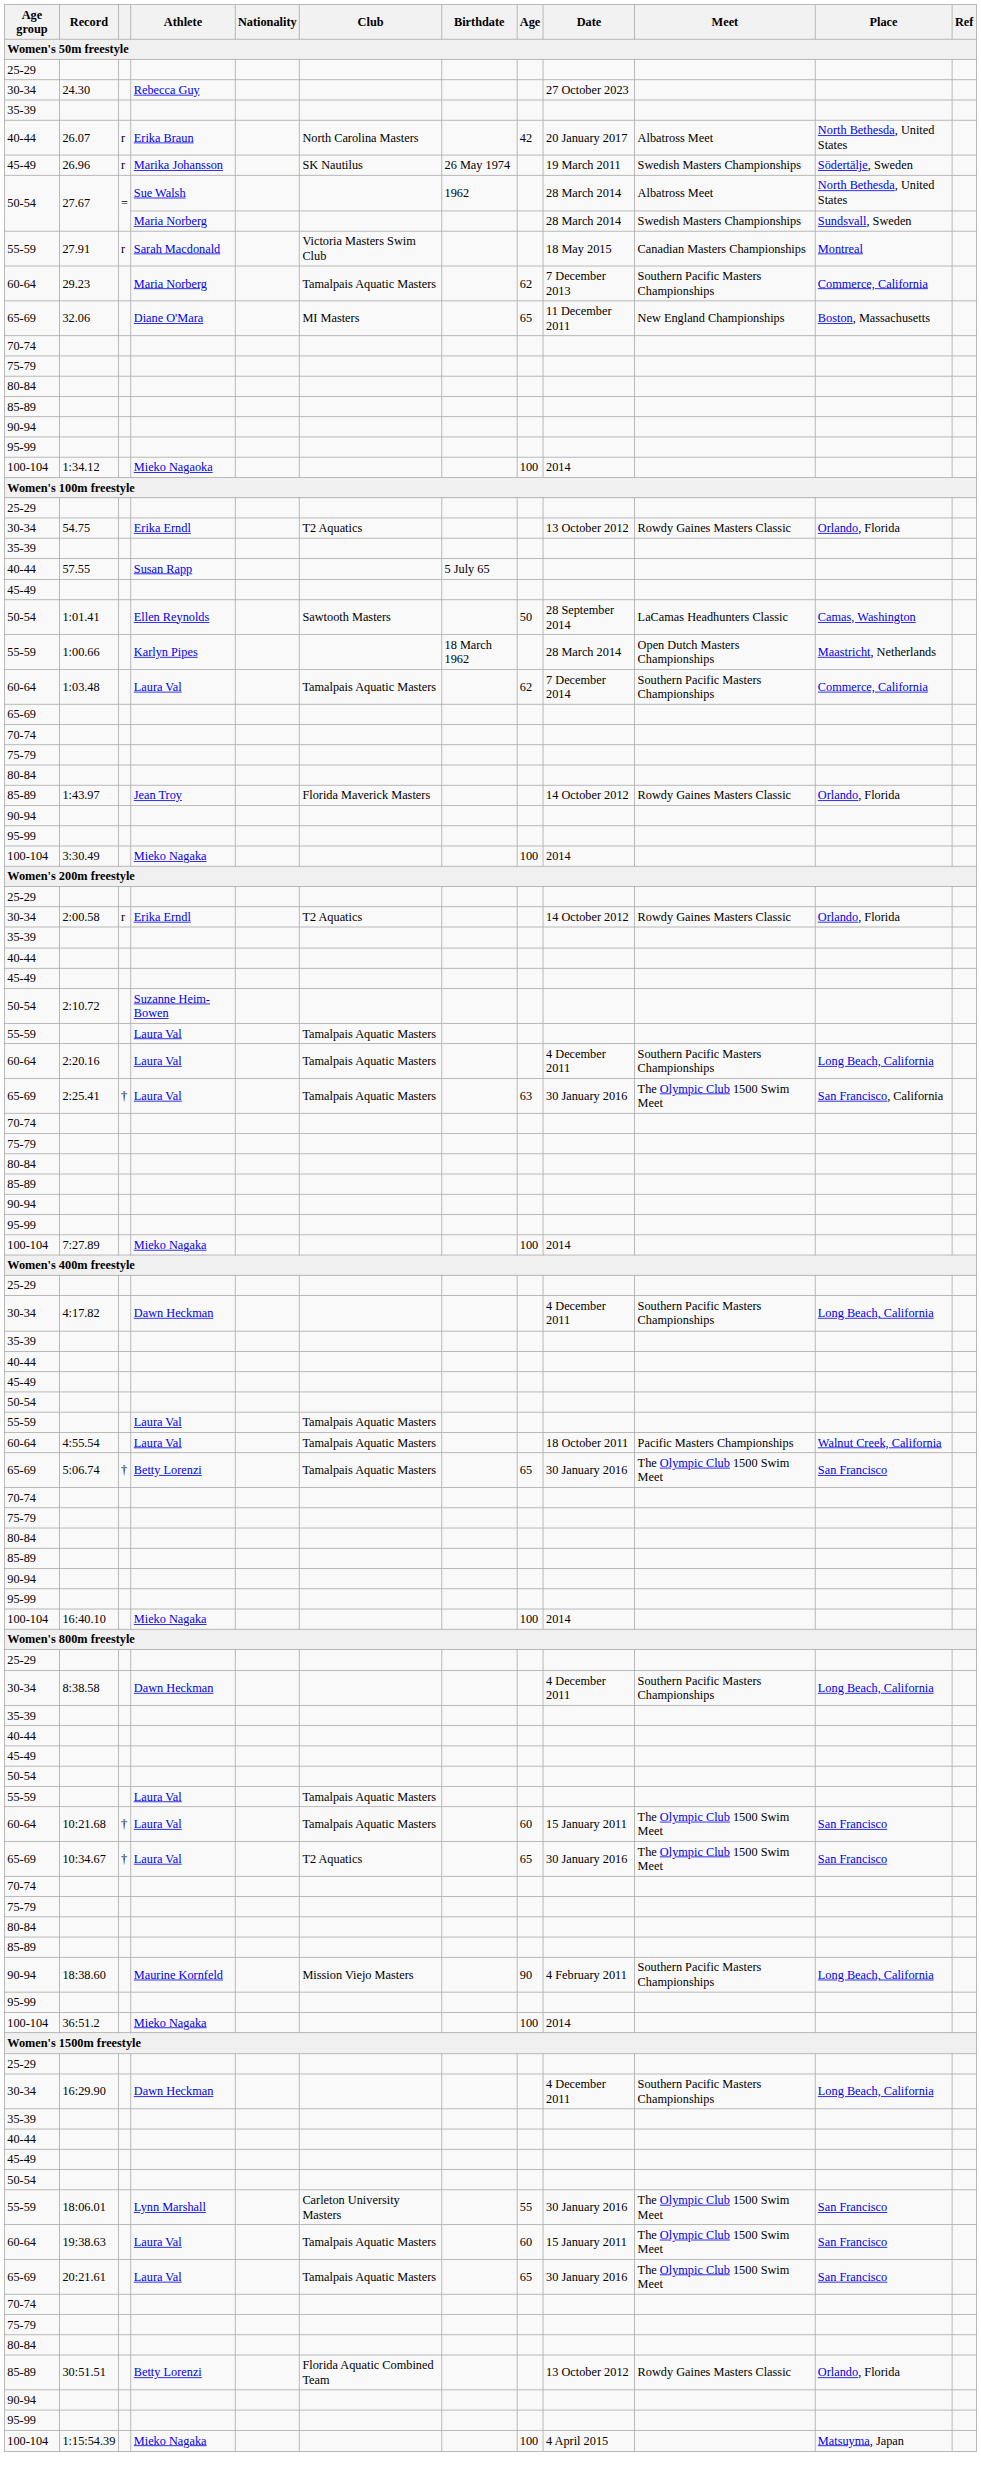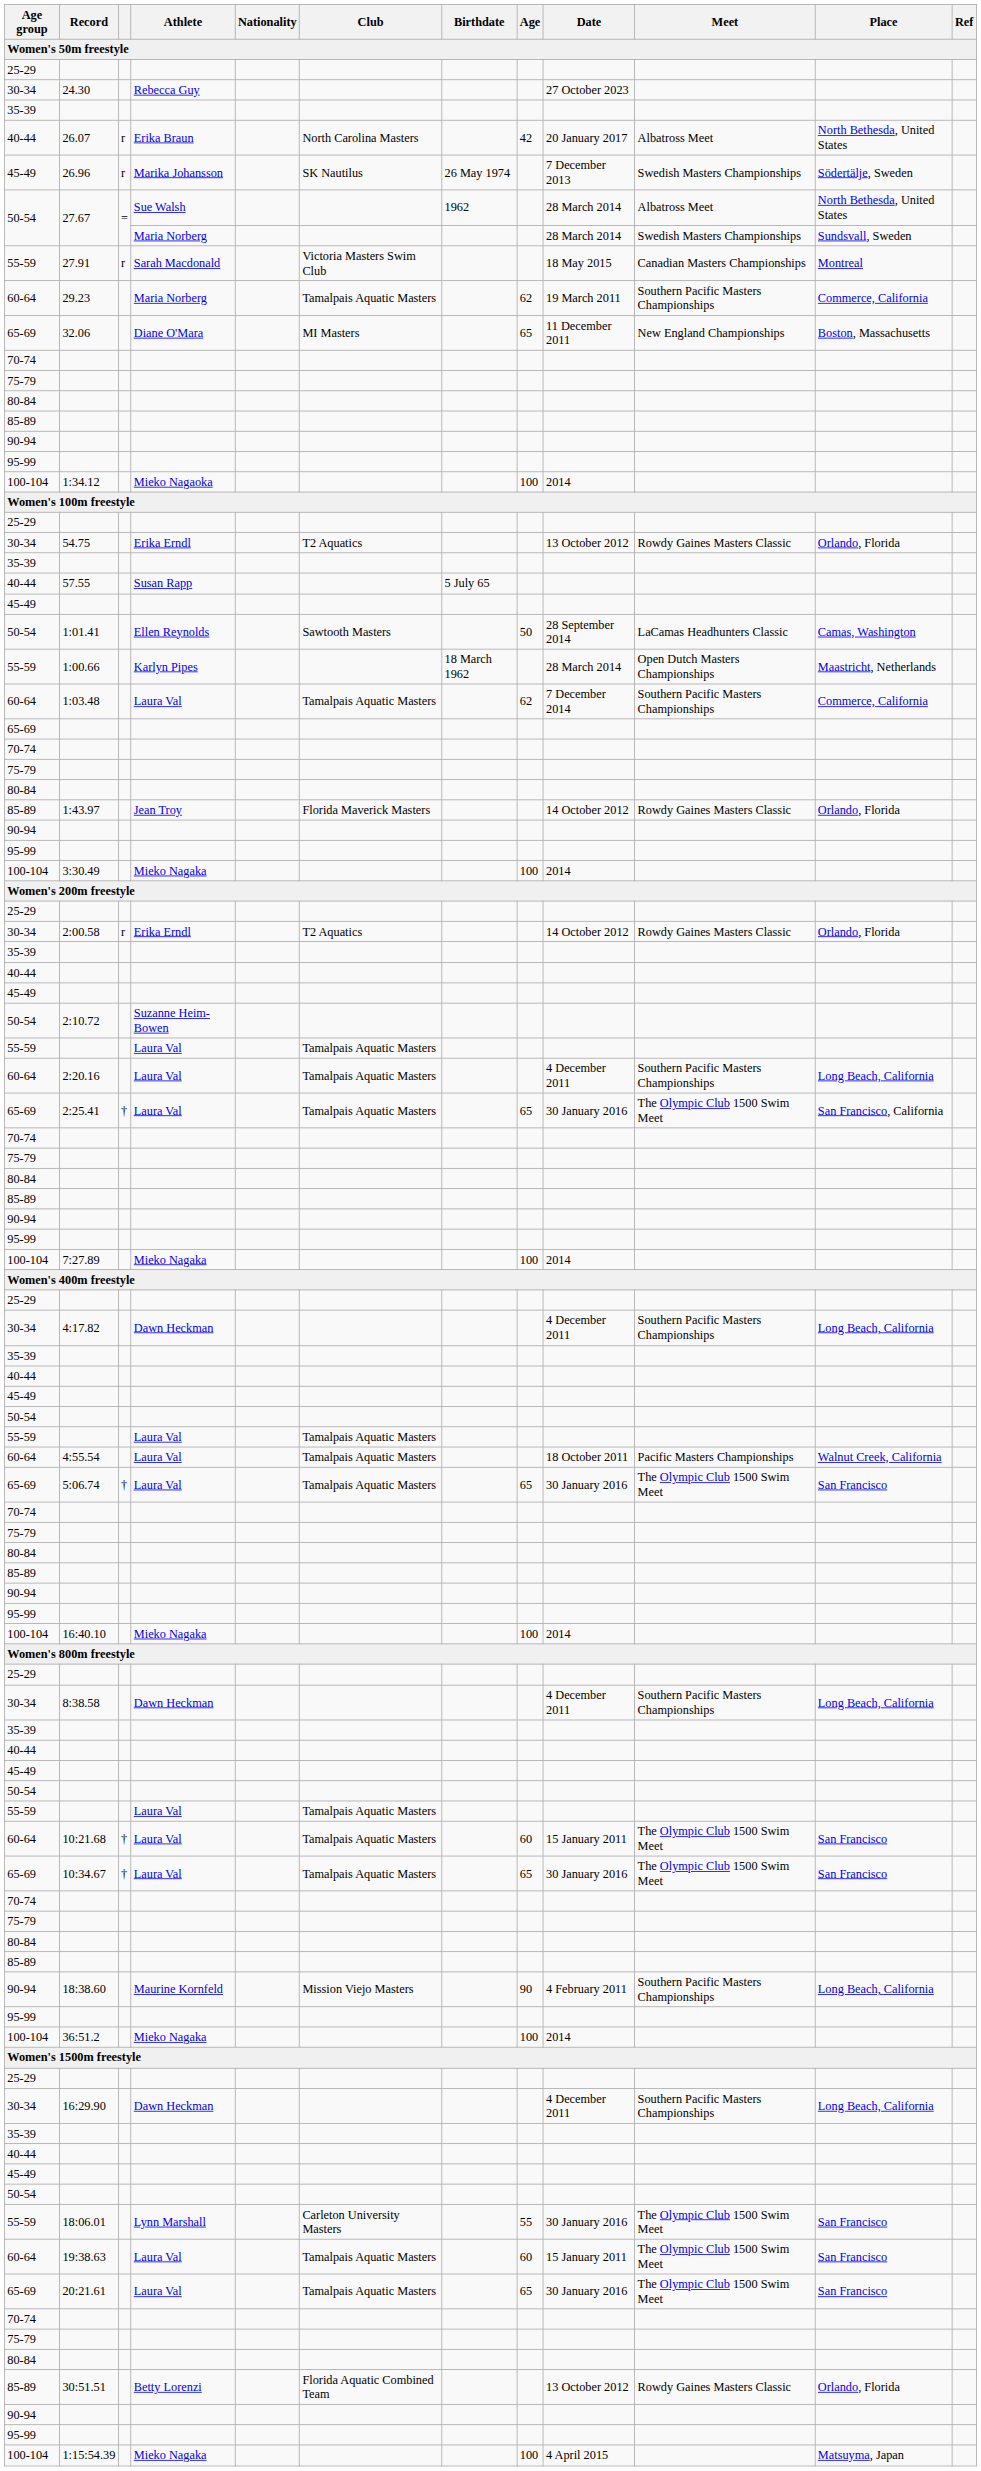(583, 165) 19 March 2011 -> (576, 173) 7 December 2013
(576, 283) 7 December 2013 -> (583, 298) 19 March 2011
(526, 1096) 63 -> (526, 1110) 65
(168, 1470) Betty Lorenzi -> (158, 1484) Laura Val
(332, 1859) T2 Aquatics -> (369, 1873) Tamalpais Aquatic Masters
